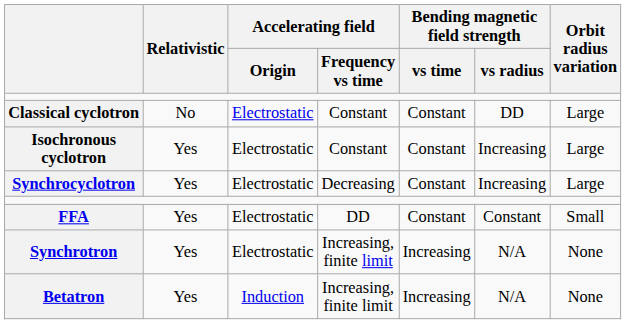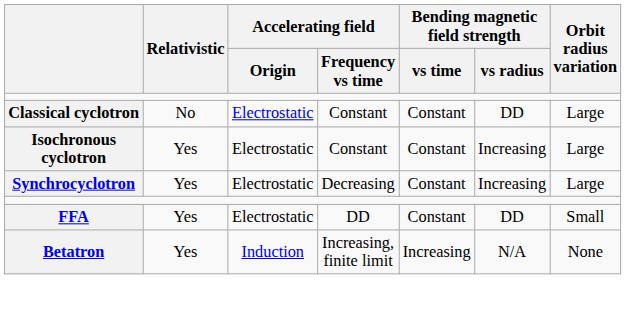(512, 216) Constant -> (512, 216) DD
- row: (74, 252)
